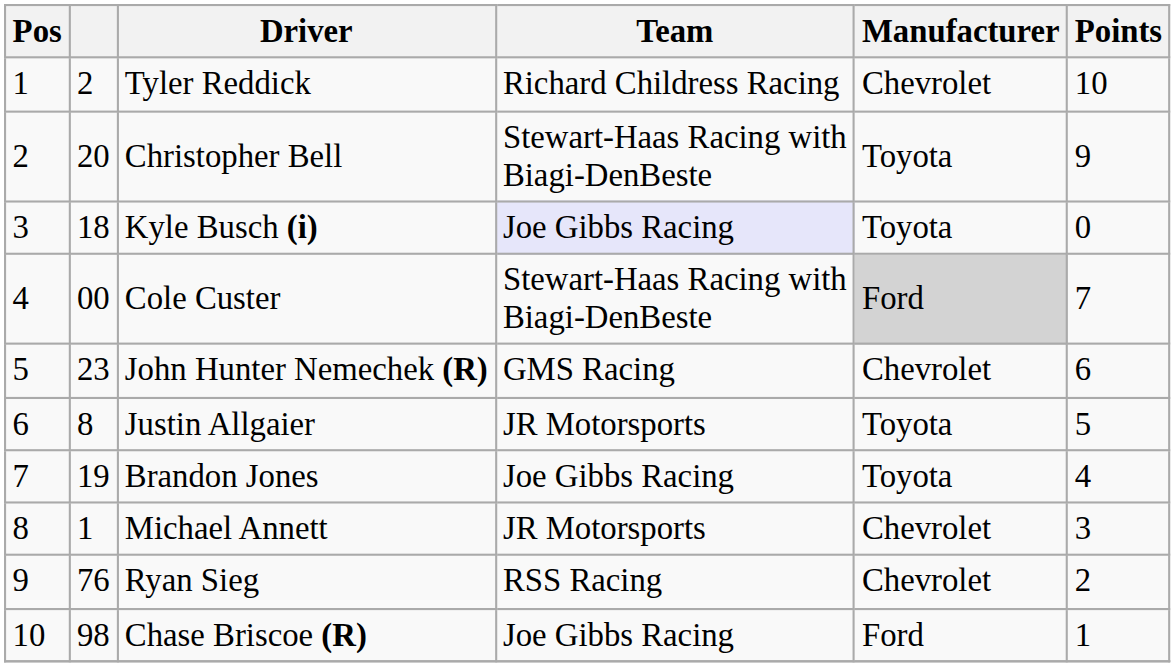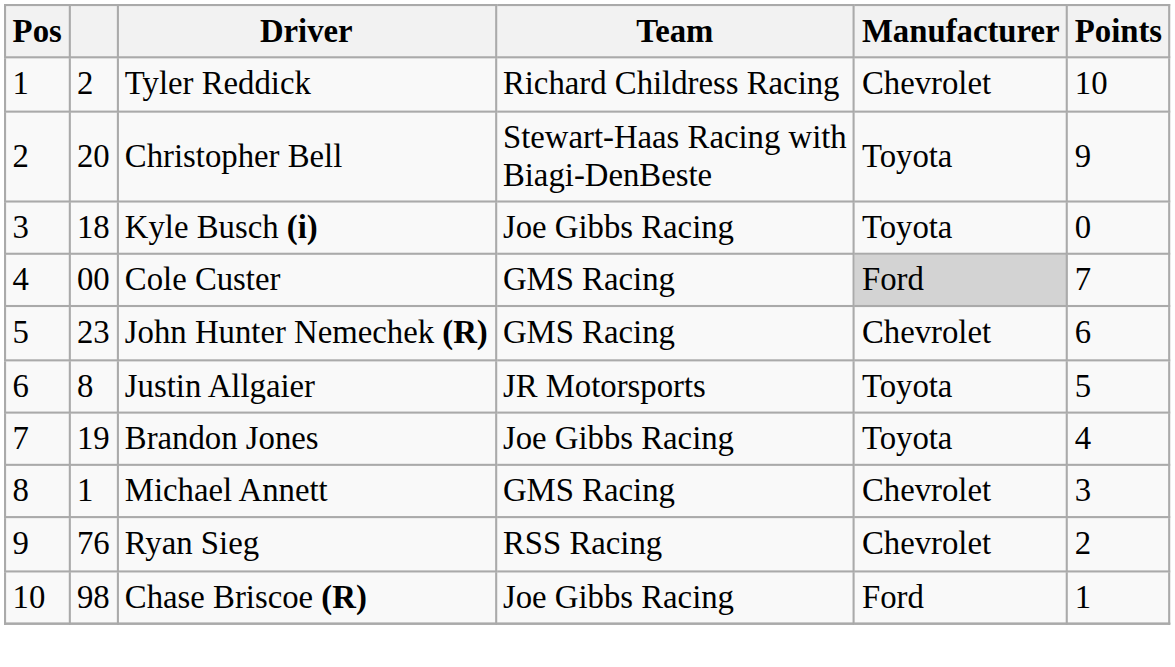(618, 226) lavender background -> (618, 226) no background
(675, 298) Stewart-Haas Racing with Biagi-DenBeste -> (589, 279) GMS Racing
(604, 527) JR Motorsports -> (589, 490) GMS Racing
